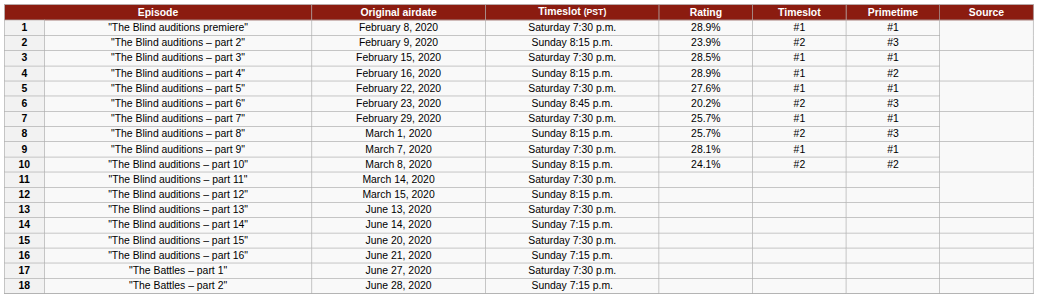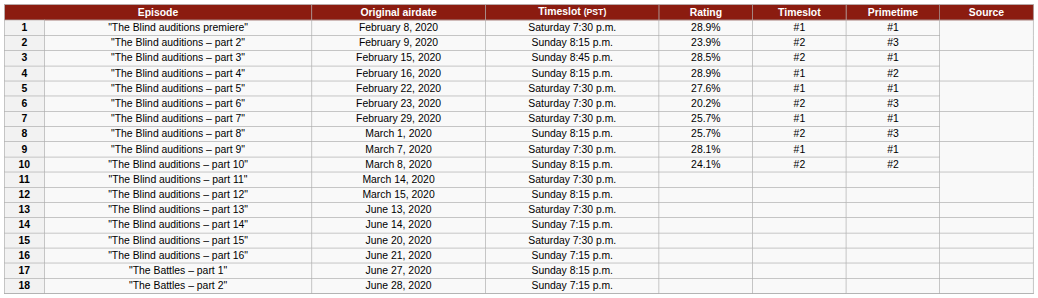(572, 58) Saturday 7:30 p.m. -> (572, 58) Sunday 8:45 p.m.
(799, 58) #1 -> (799, 58) #2
(572, 103) Sunday 8:45 p.m. -> (572, 103) Saturday 7:30 p.m.
(572, 271) Saturday 7:30 p.m. -> (572, 271) Sunday 8:15 p.m.
